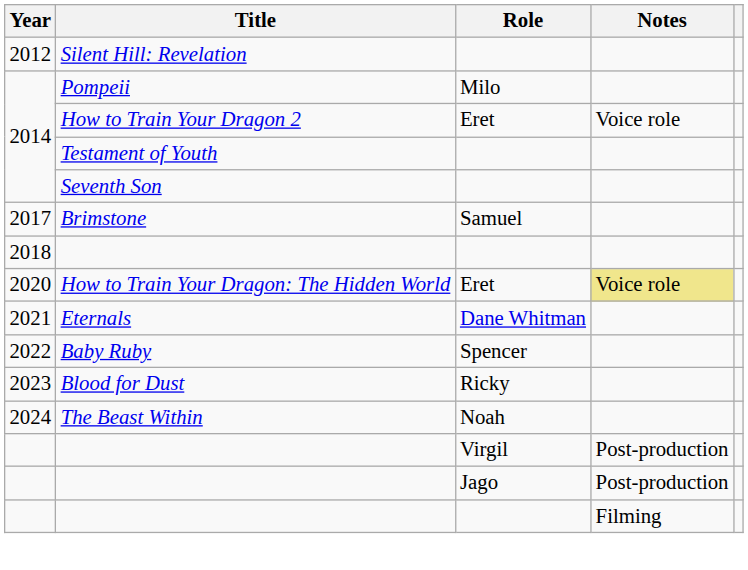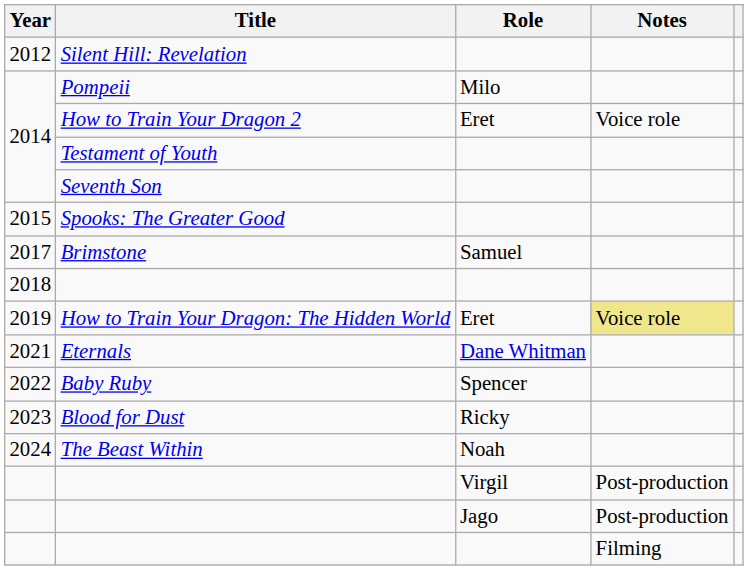+ row: (173, 218)
(30, 284) 2020 -> (30, 317) 2019
